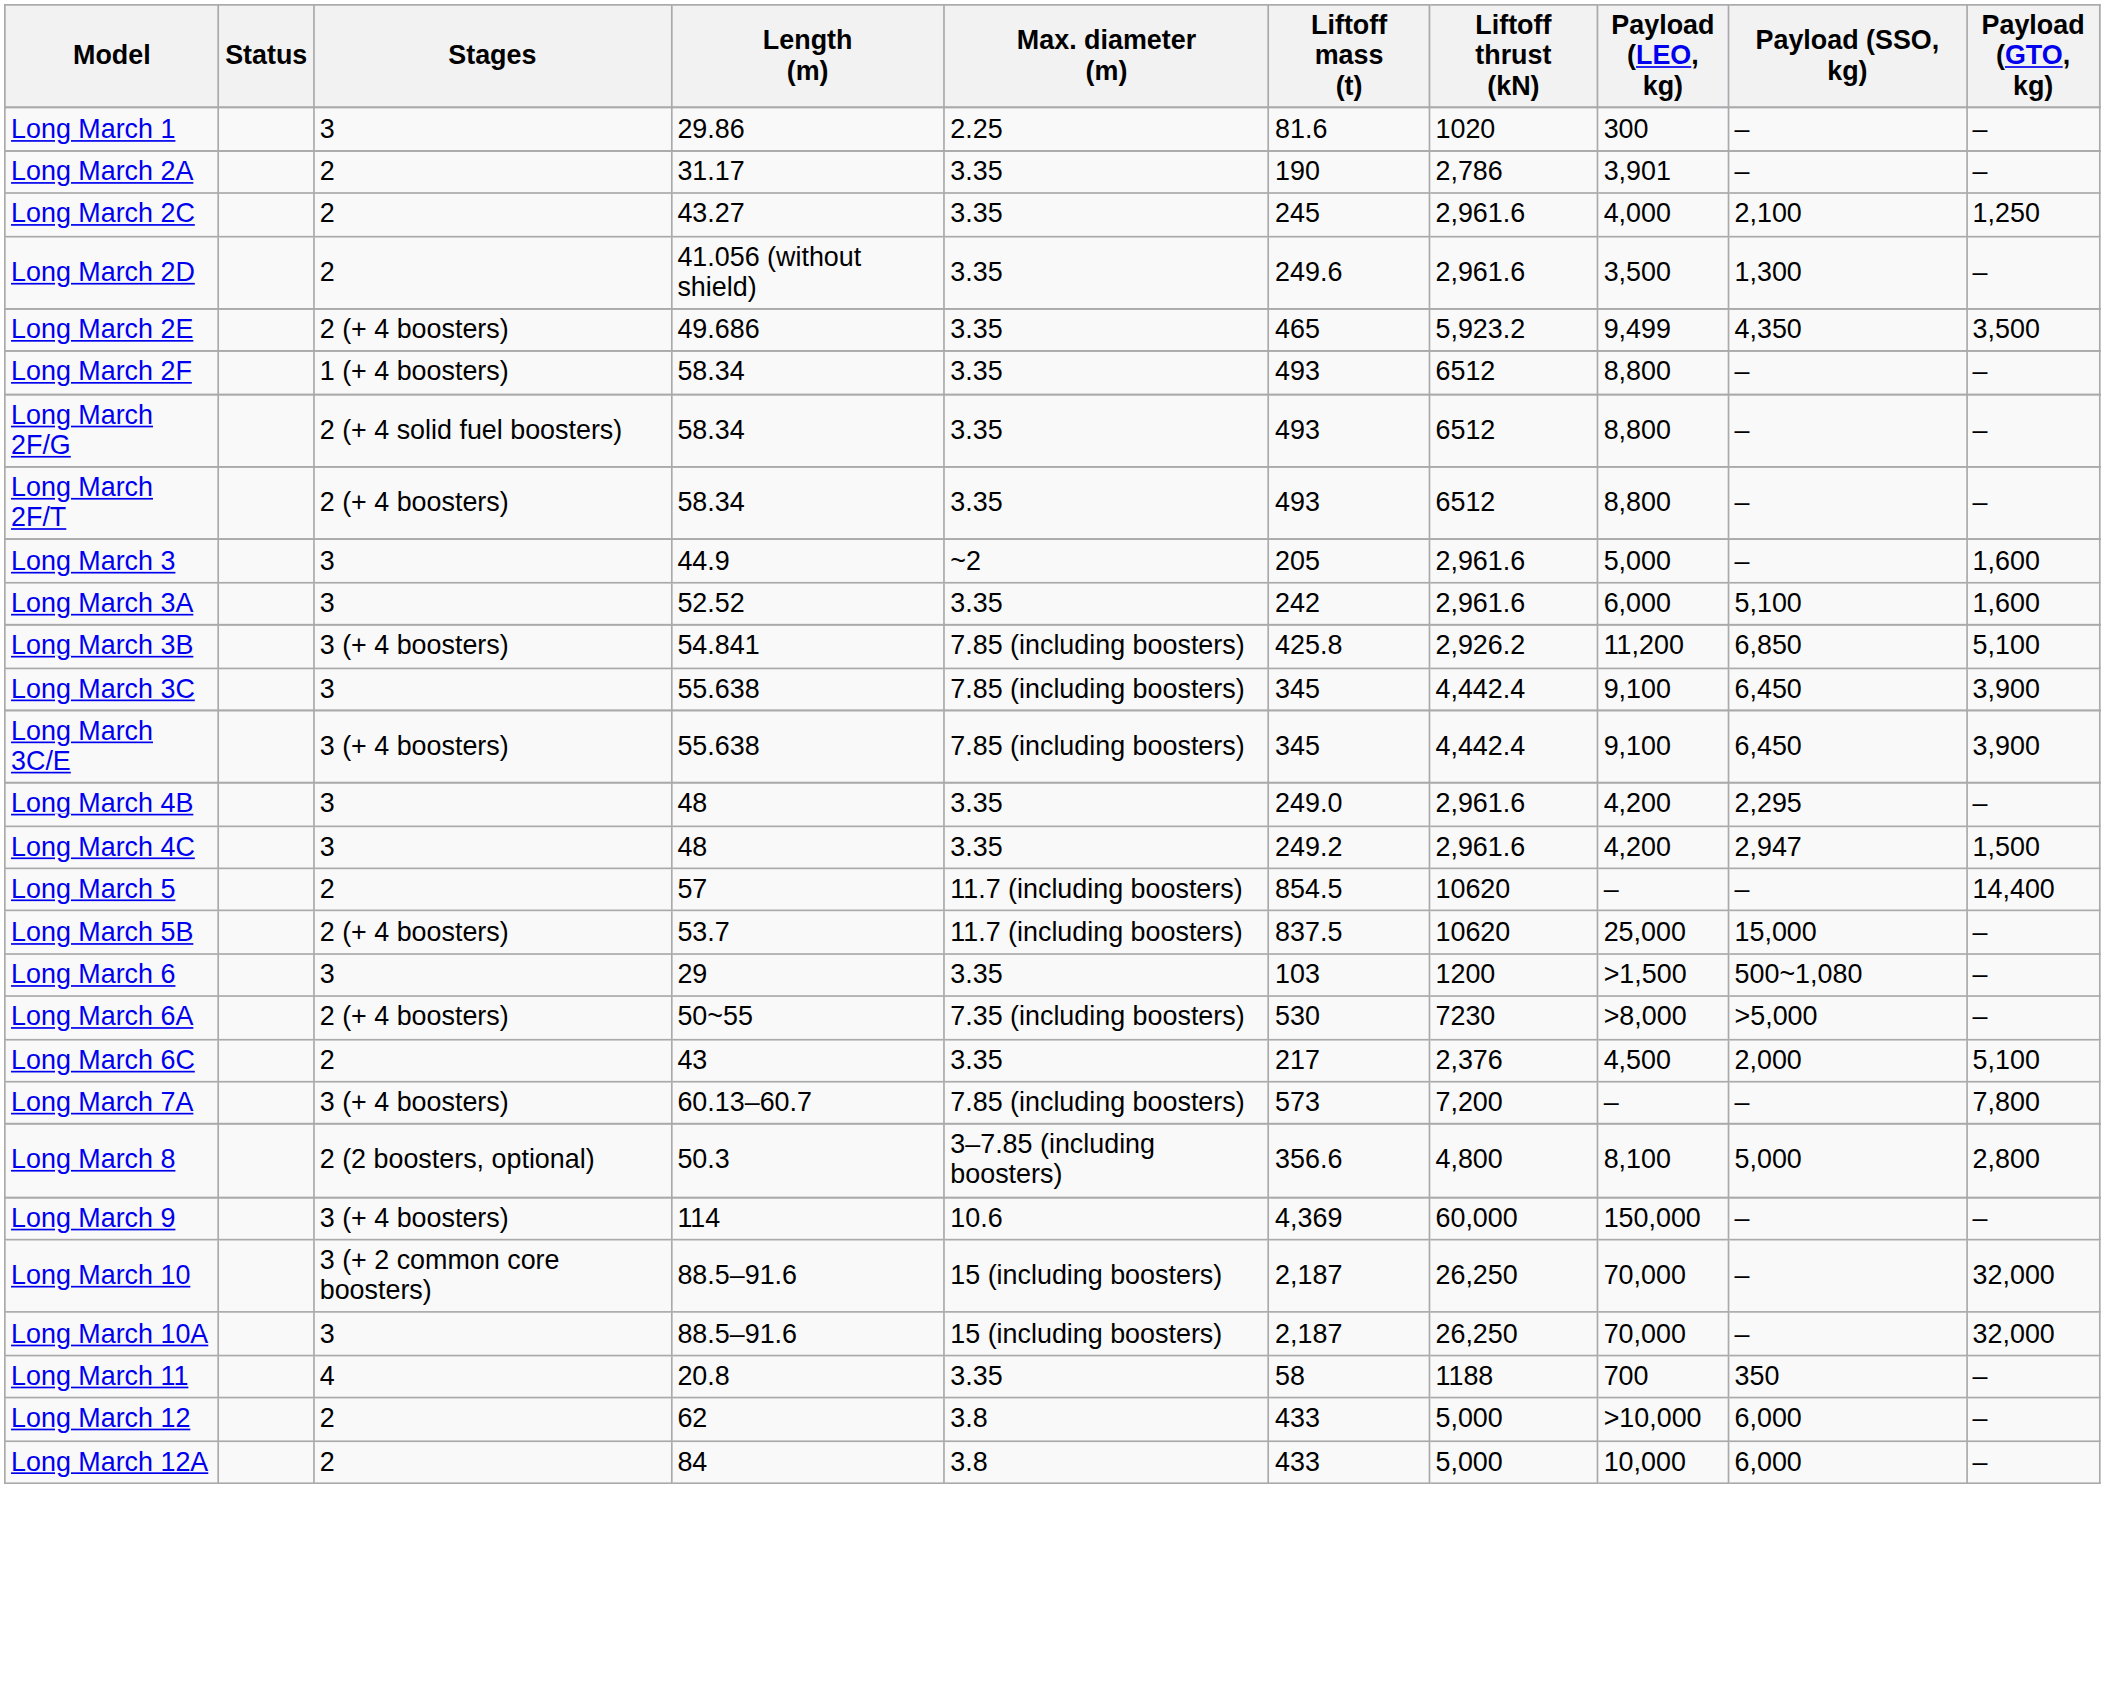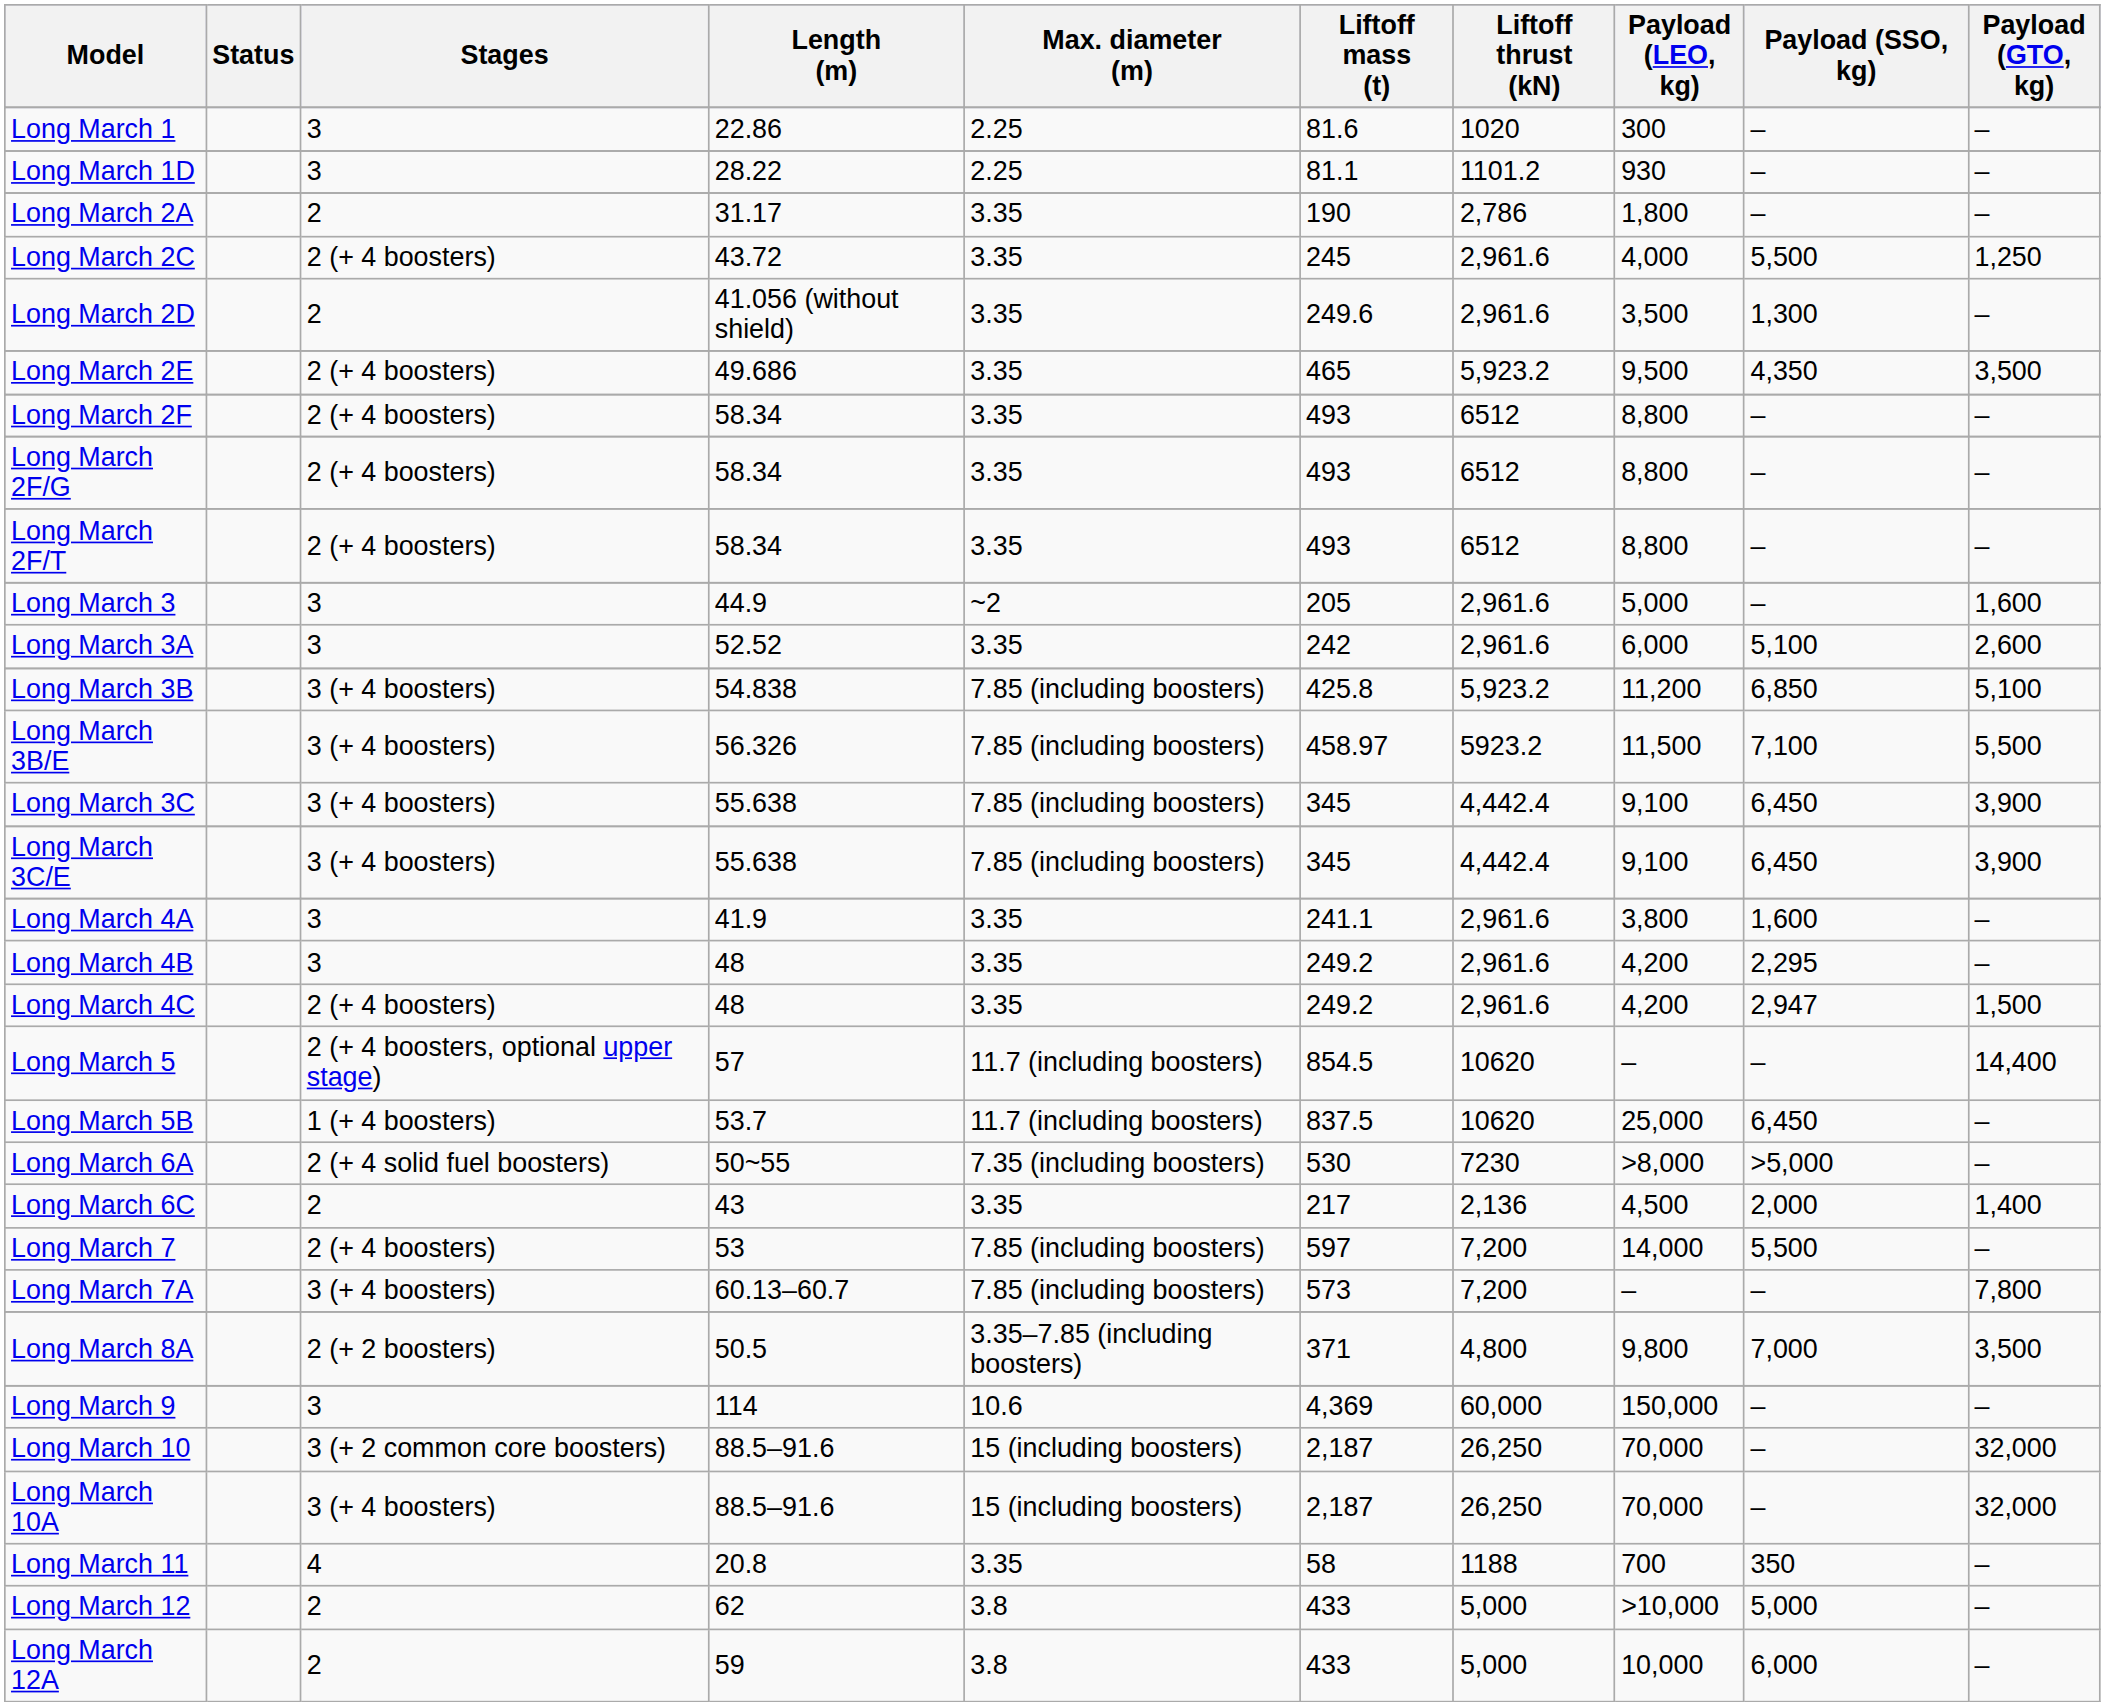(711, 128) 29.86 -> (748, 128) 22.86
+ row: (103, 171)
(1637, 171) 3,901 -> (1655, 214) 1,800
(327, 214) 2 -> (401, 256) 2 (+ 4 boosters)
(711, 214) 43.27 -> (748, 256) 43.72
(1768, 214) 2,100 -> (1784, 256) 5,500
(1637, 329) 9,499 -> (1655, 372) 9,500
(414, 372) 1 (+ 4 boosters) -> (401, 414) 2 (+ 4 boosters)
(471, 430) 2 (+ 4 solid fuel boosters) -> (401, 472) 2 (+ 4 boosters)
(2006, 603) 1,600 -> (2008, 645) 2,600
(719, 645) 54.841 -> (756, 688) 54.838
(1480, 645) 2,926.2 -> (1505, 688) 5,923.2
+ row: (82, 746)
(327, 688) 3 -> (401, 804) 3 (+ 4 boosters)
+ row: (102, 919)
(1309, 804) 249.0 -> (1340, 962) 249.2
(327, 846) 3 -> (401, 1004) 2 (+ 4 boosters)
(327, 889) 2 -> (489, 1062) 2 (+ 4 boosters, optional upper stage)
(414, 931) 2 (+ 4 boosters) -> (401, 1120) 1 (+ 4 boosters)
(1776, 931) 15,000 -> (1784, 1120) 6,450
- row: (93, 974)
(414, 1017) 2 (+ 4 boosters) -> (458, 1162) 2 (+ 4 solid fuel boosters)
(1469, 1059) 2,376 -> (1494, 1205) 2,136
(2006, 1059) 5,100 -> (2008, 1205) 1,400
+ row: (93, 1248)
- row: (93, 1160)
+ row: (102, 1348)
(414, 1217) 3 (+ 4 boosters) -> (314, 1406) 3
(327, 1333) 3 -> (401, 1506) 3 (+ 4 boosters)
(1768, 1418) 6,000 -> (1784, 1607) 5,000
(692, 1461) 84 -> (730, 1664) 59
